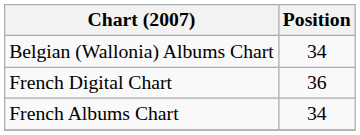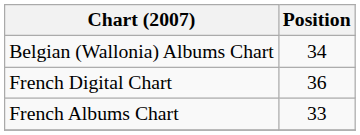(317, 113) 34 -> (317, 113) 33
